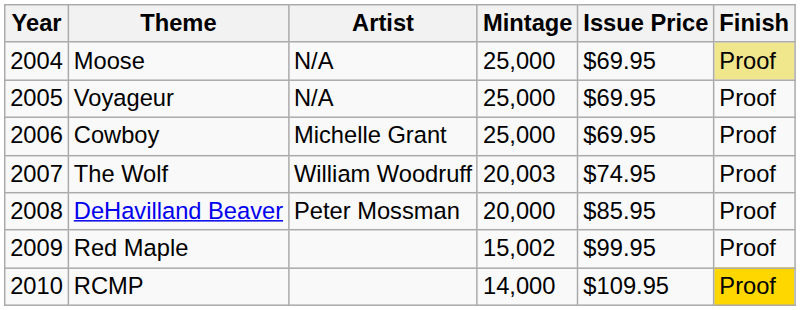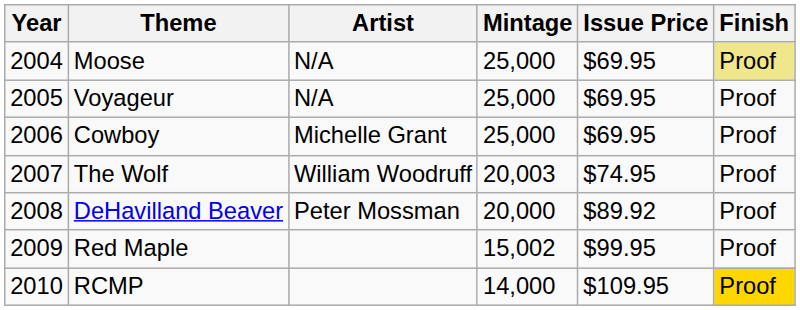(620, 211) $85.95 -> (620, 211) $89.92
